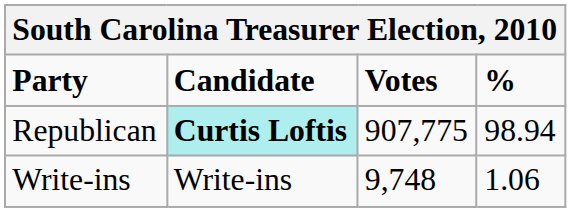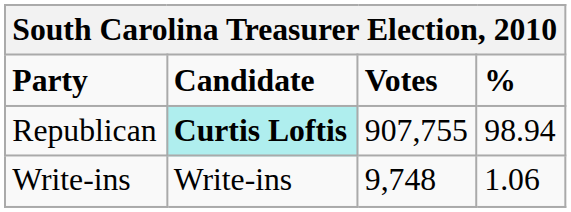(416, 130) 907,775 -> (416, 130) 907,755
